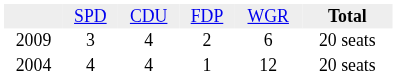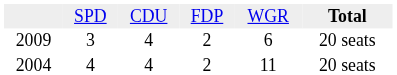(207, 64) 1 -> (207, 64) 2
(268, 64) 12 -> (268, 64) 11
